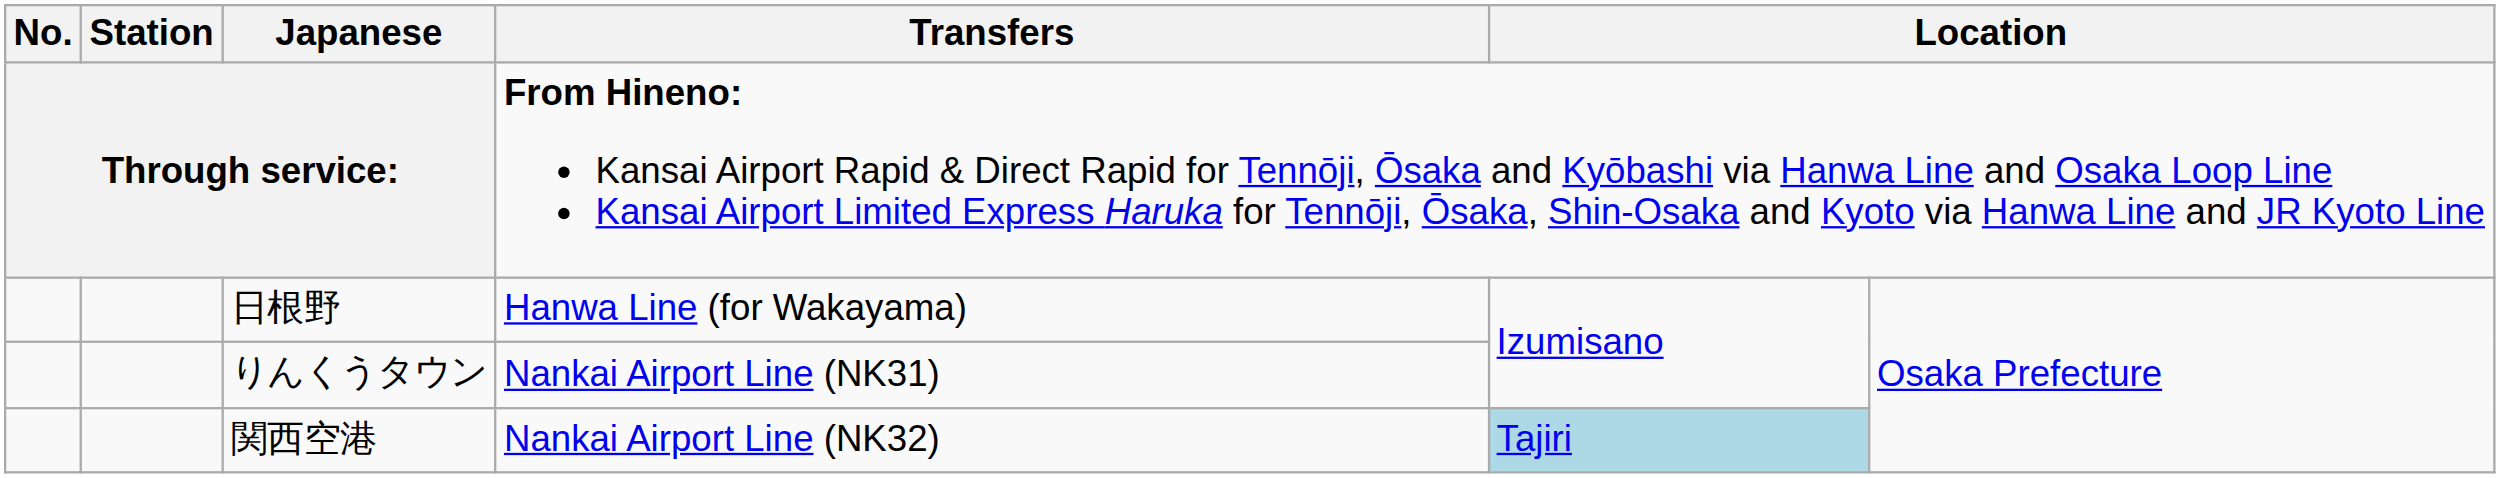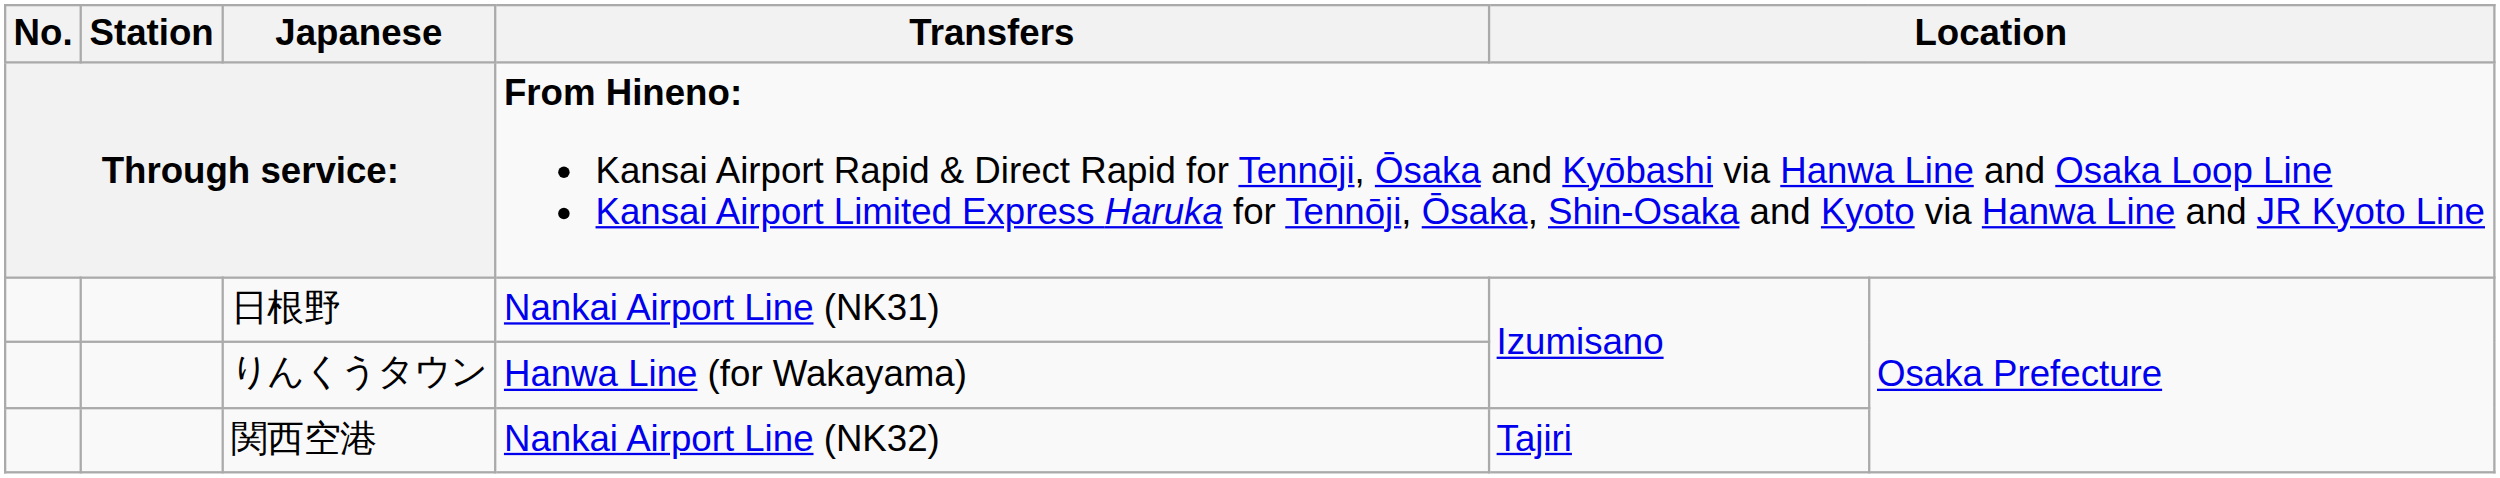(735, 308) Hanwa Line (for Wakayama) -> (722, 308) Nankai Airport Line (NK31)
(722, 373) Nankai Airport Line (NK31) -> (735, 373) Hanwa Line (for Wakayama)
(1534, 438) lightblue background -> (1534, 438) no background
